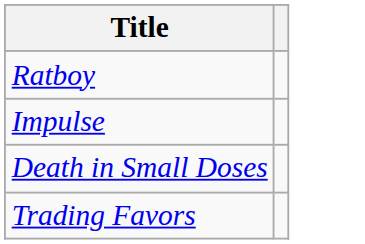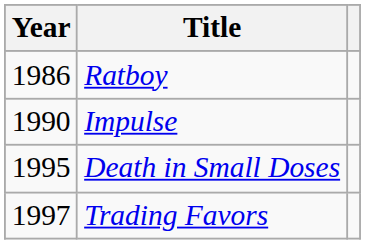+ column: (41, 27)
